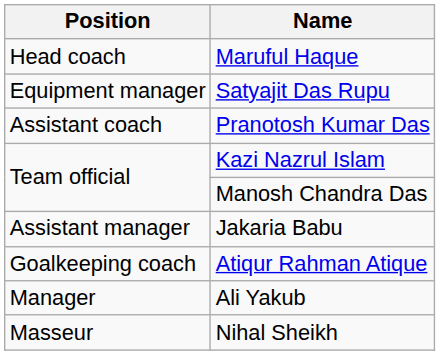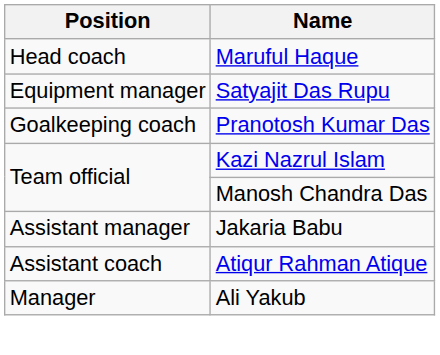(86, 125) Assistant coach -> (103, 125) Goalkeeping coach
(103, 263) Goalkeeping coach -> (86, 263) Assistant coach
- row: (277, 332)
